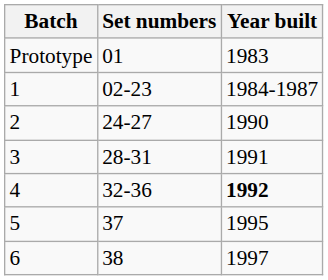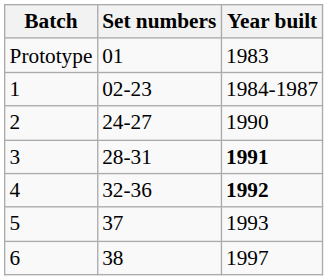(247, 156) normal -> (247, 156) bold
(247, 223) 1995 -> (247, 223) 1993
